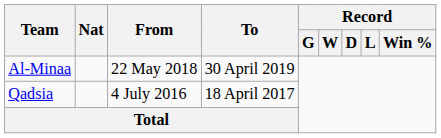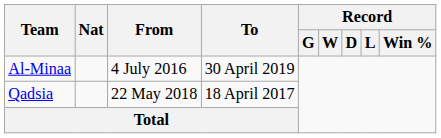(154, 68) 22 May 2018 -> (149, 68) 4 July 2016
(149, 94) 4 July 2016 -> (154, 94) 22 May 2018
